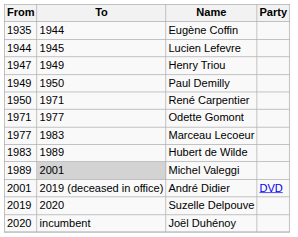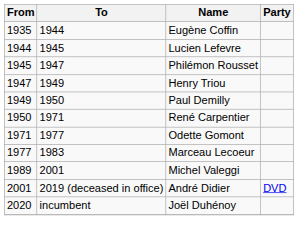+ row: (213, 65)
- row: (208, 153)
(52, 170) lightgrey background -> (52, 170) no background
- row: (211, 205)
